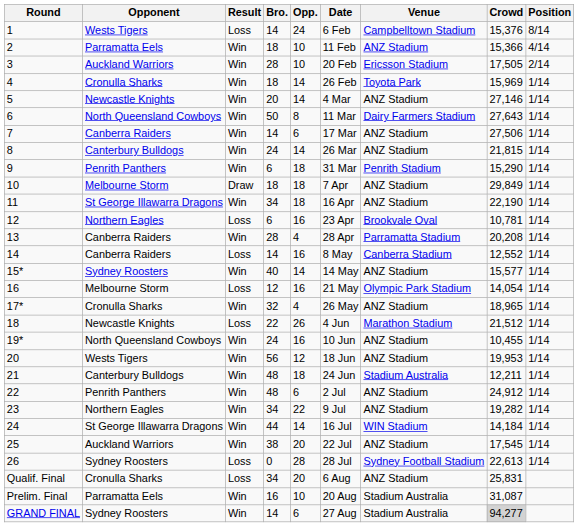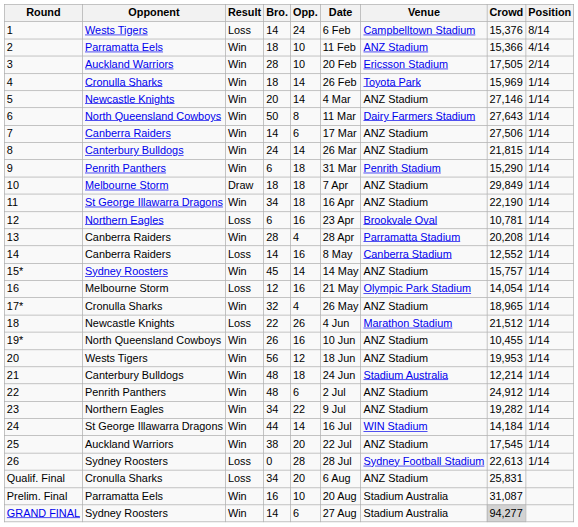(272, 271) 40 -> (272, 271) 45
(506, 271) 15,577 -> (506, 271) 15,757
(272, 340) 24 -> (272, 340) 26
(506, 375) 12,211 -> (506, 375) 12,214
